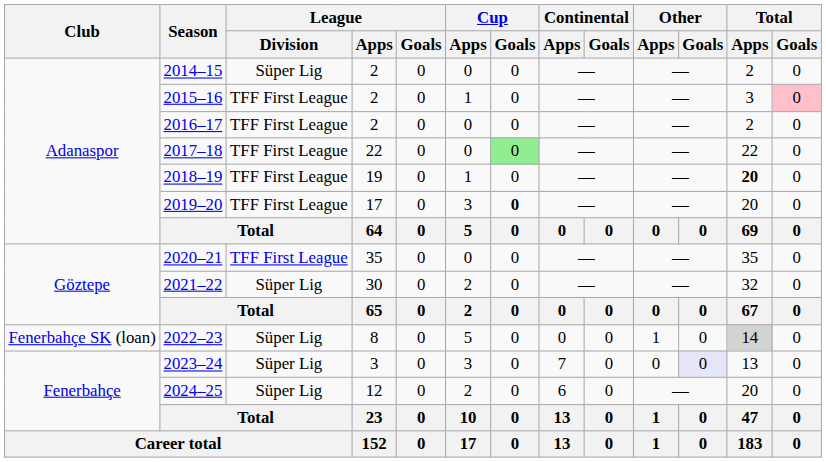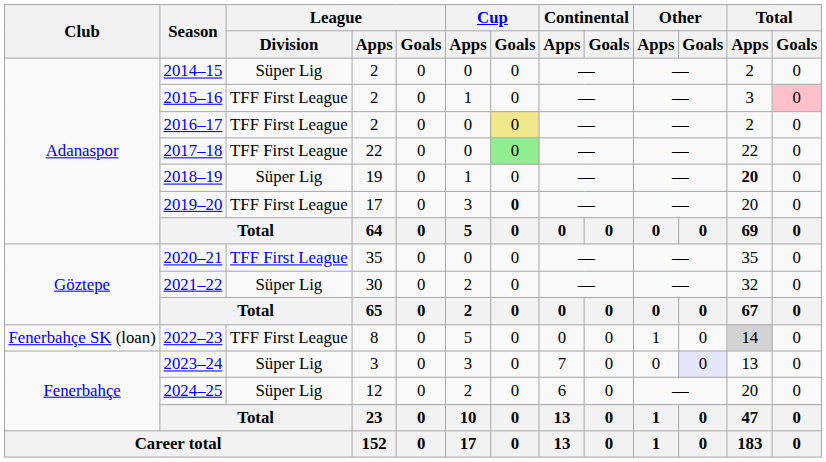(515, 124) no background -> (515, 124) khaki background
(289, 177) TFF First League -> (289, 177) Süper Lig
(289, 337) Süper Lig -> (289, 337) TFF First League
